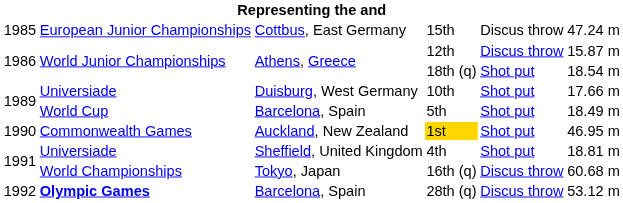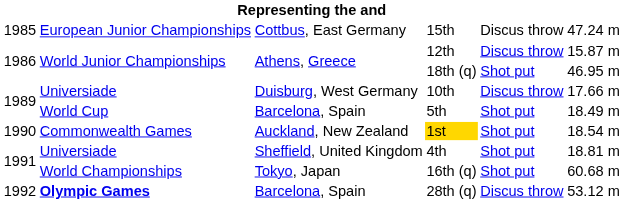(593, 71) 18.54 m -> (593, 71) 46.95 m
(507, 91) Shot put -> (522, 91) Discus throw
(593, 131) 46.95 m -> (593, 131) 18.54 m
(522, 171) Discus throw -> (507, 171) Shot put
